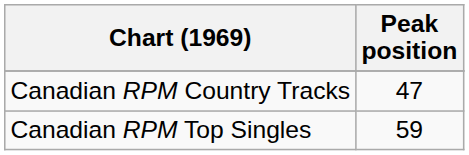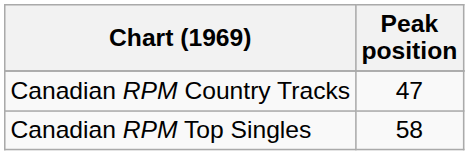(409, 129) 59 -> (409, 129) 58
